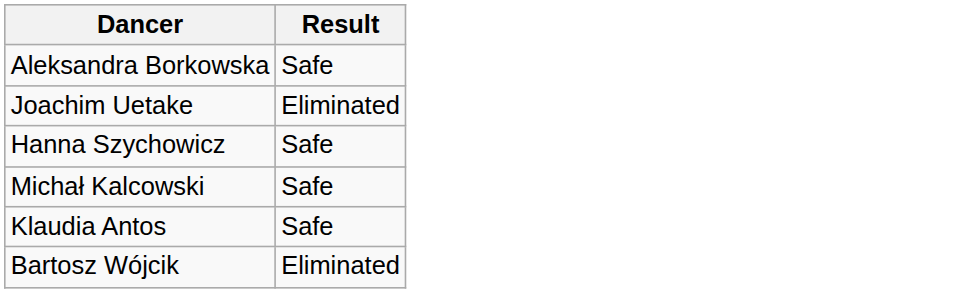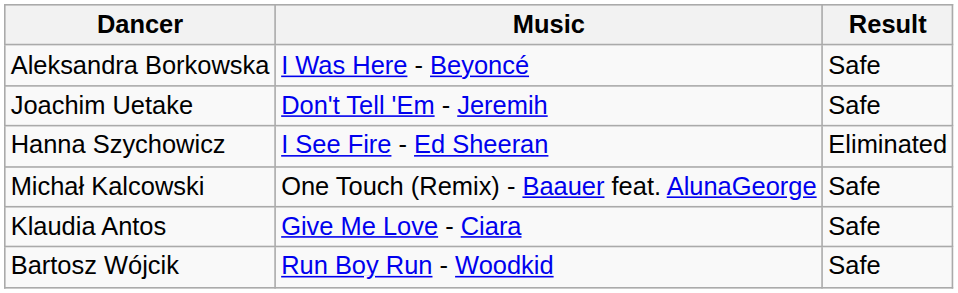+ column: (549, 24)
(341, 105) Eliminated -> (855, 105) Safe
(307, 145) Safe -> (888, 145) Eliminated
(341, 266) Eliminated -> (855, 266) Safe
